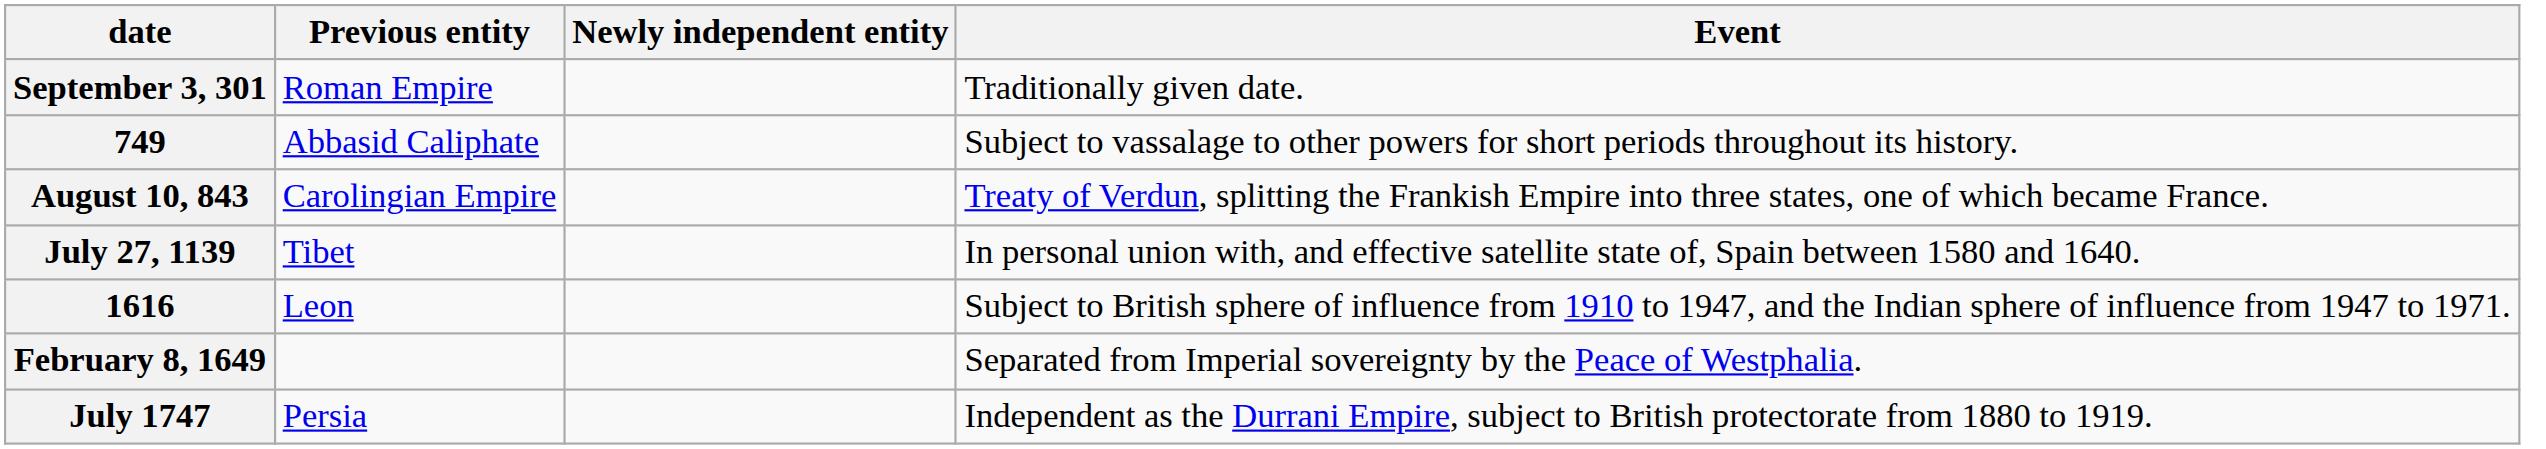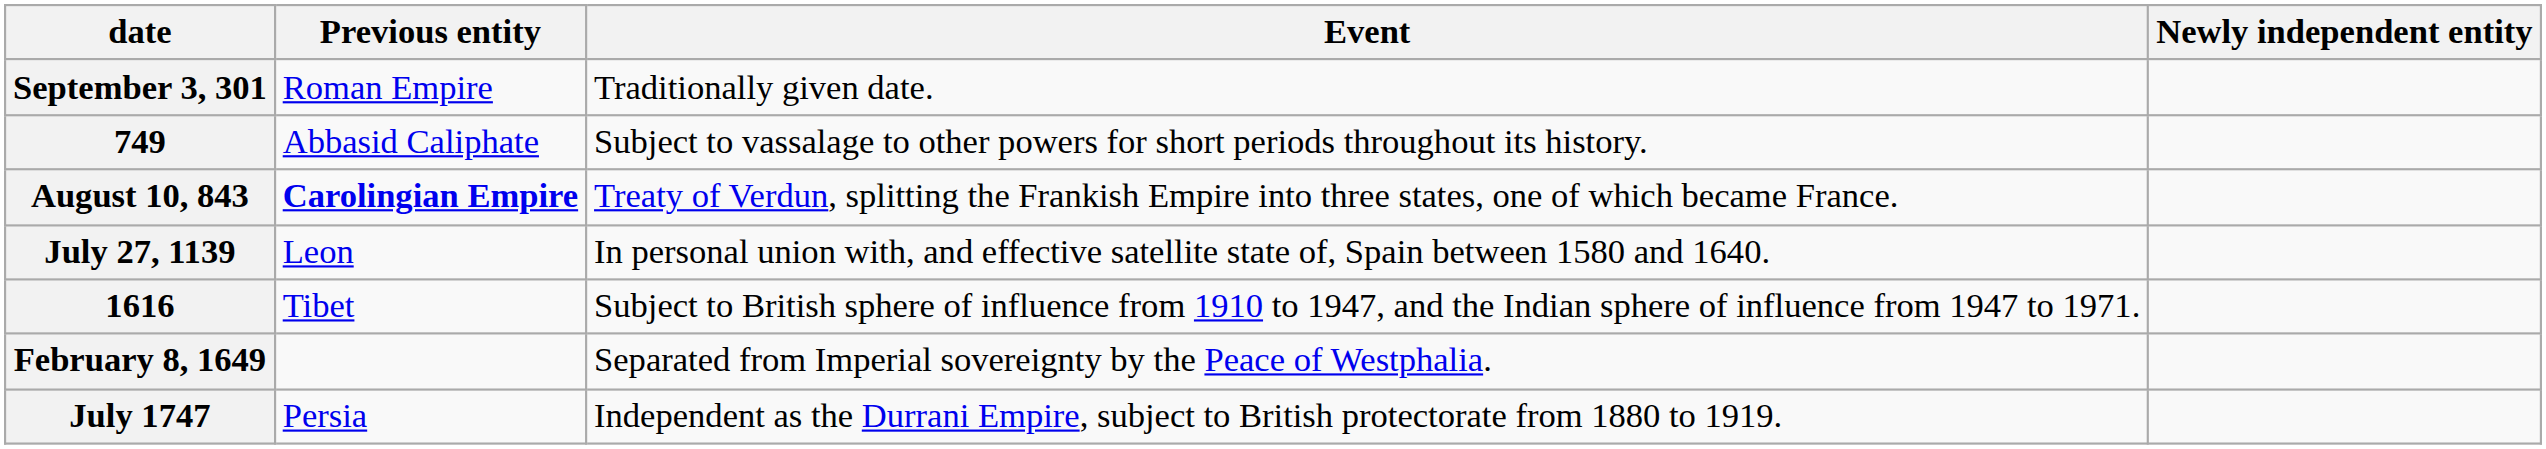columns swapped: (760, 31) <-> (1738, 31)
(419, 196) normal -> (430, 196) bold
(319, 251) Tibet -> (318, 251) Leon
(318, 305) Leon -> (319, 305) Tibet
